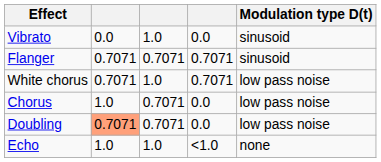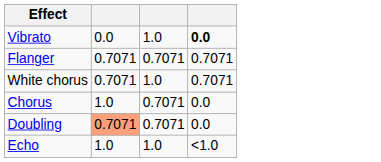- column: (306, 15)
(201, 37) normal -> (201, 37) bold
